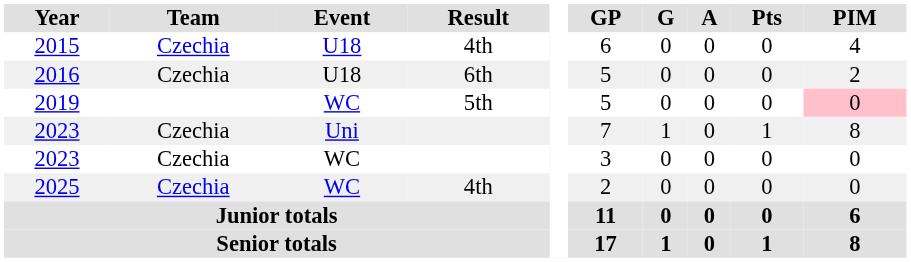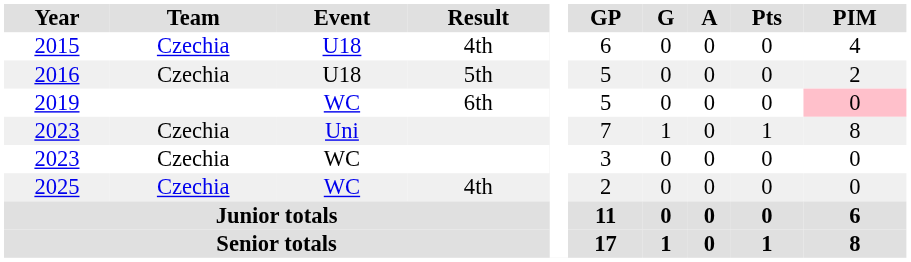(478, 74) 6th -> (478, 74) 5th
(478, 102) 5th -> (478, 102) 6th
